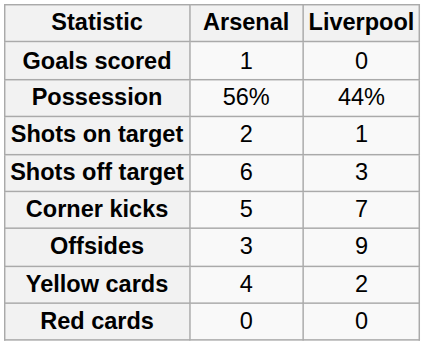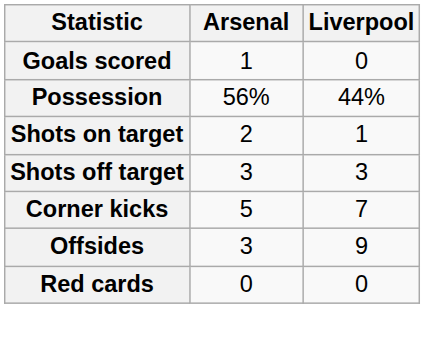(246, 172) 6 -> (246, 172) 3
- row: (97, 284)
